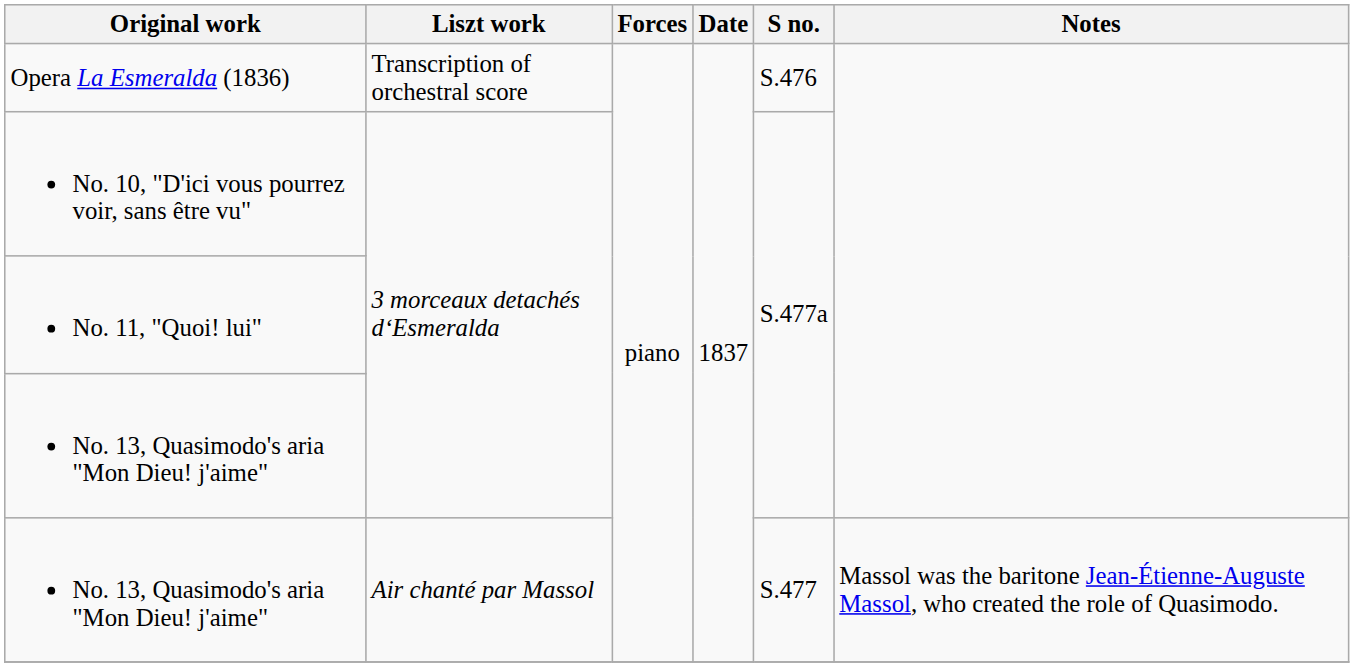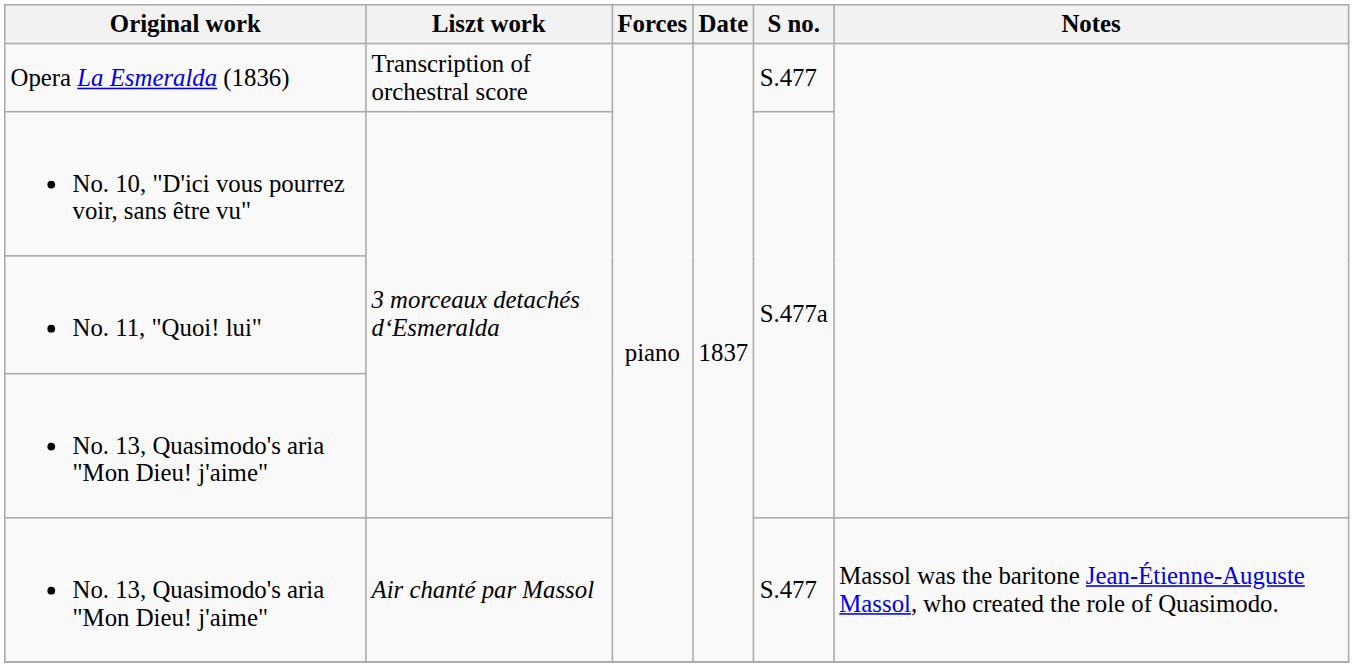(788, 77) S.476 -> (788, 77) S.477
